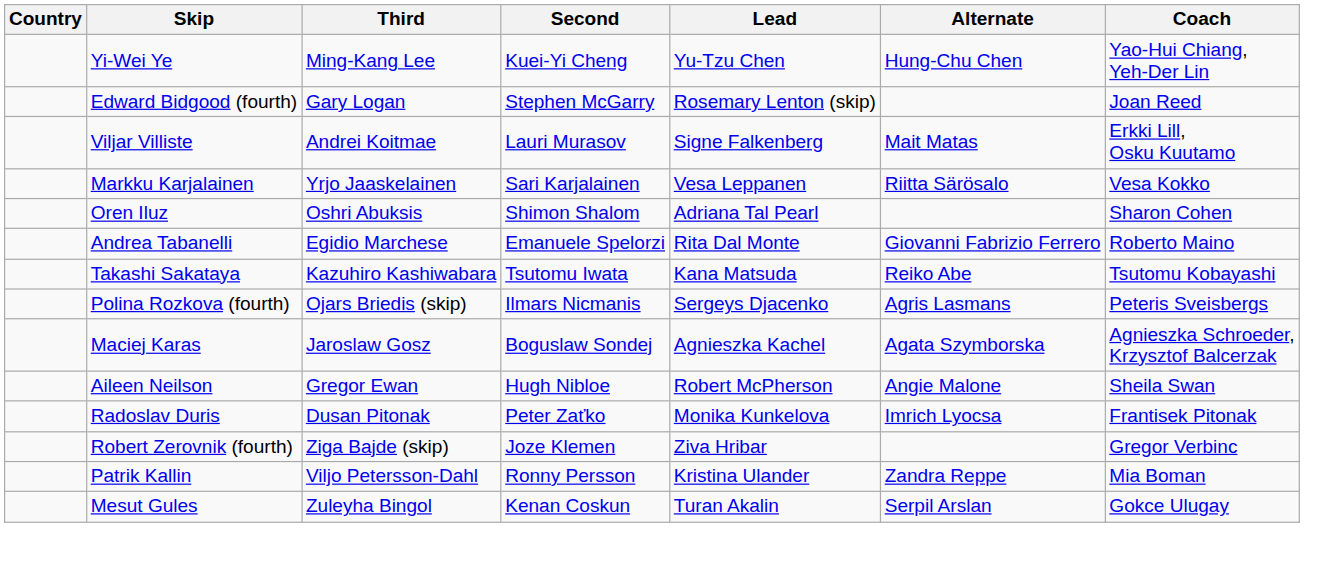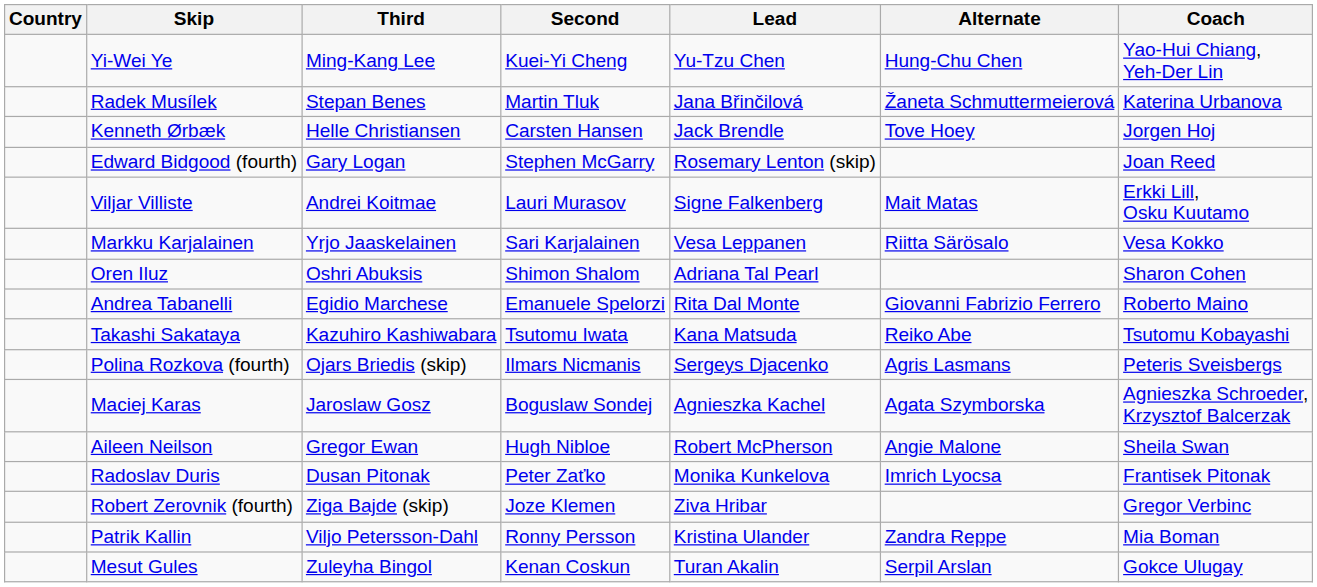+ row: (154, 101)
+ row: (158, 131)
